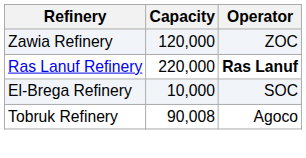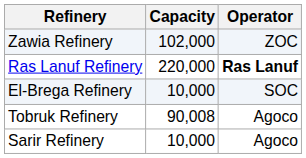(187, 41) 120,000 -> (187, 41) 102,000
+ row: (56, 141)
